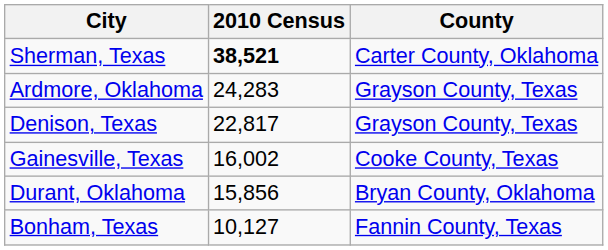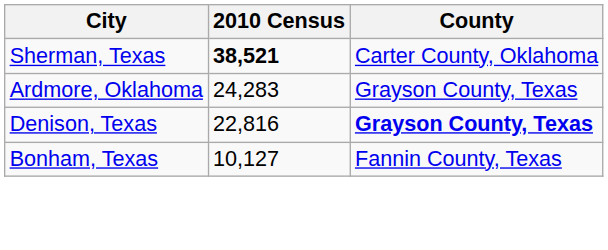(246, 124) 22,817 -> (246, 124) 22,816
(466, 124) normal -> (474, 124) bold
- row: (96, 158)
- row: (97, 192)
